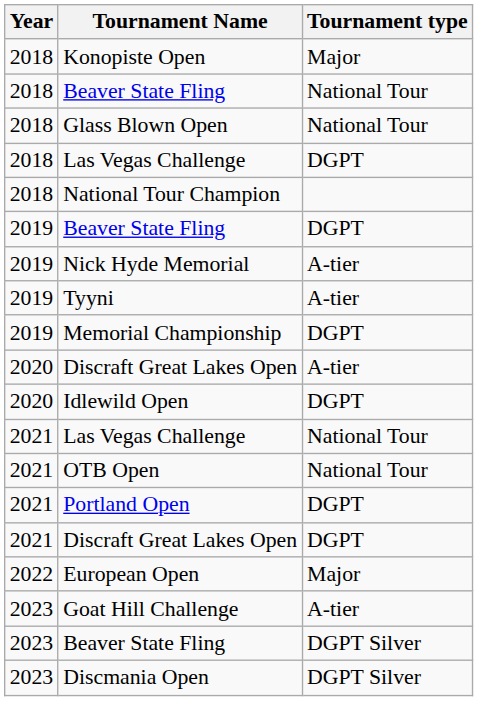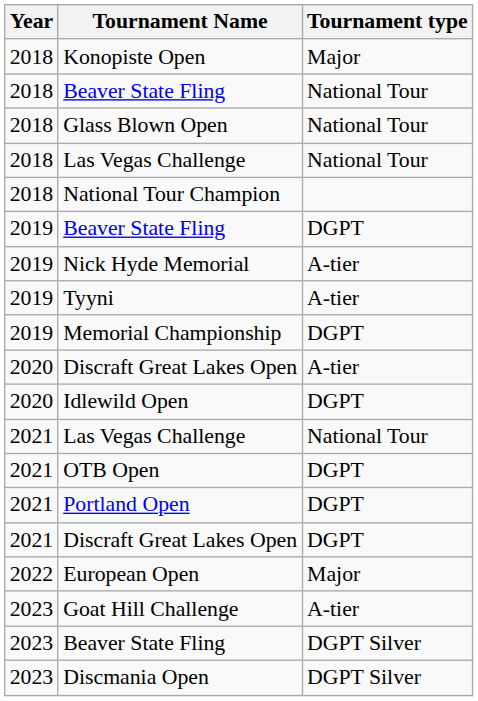(336, 159) DGPT -> (367, 159) National Tour
(367, 470) National Tour -> (336, 470) DGPT
